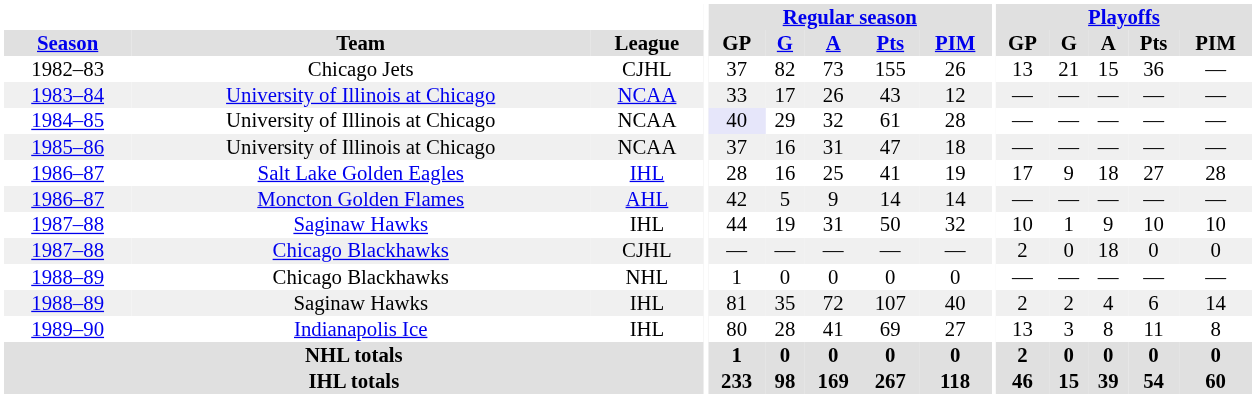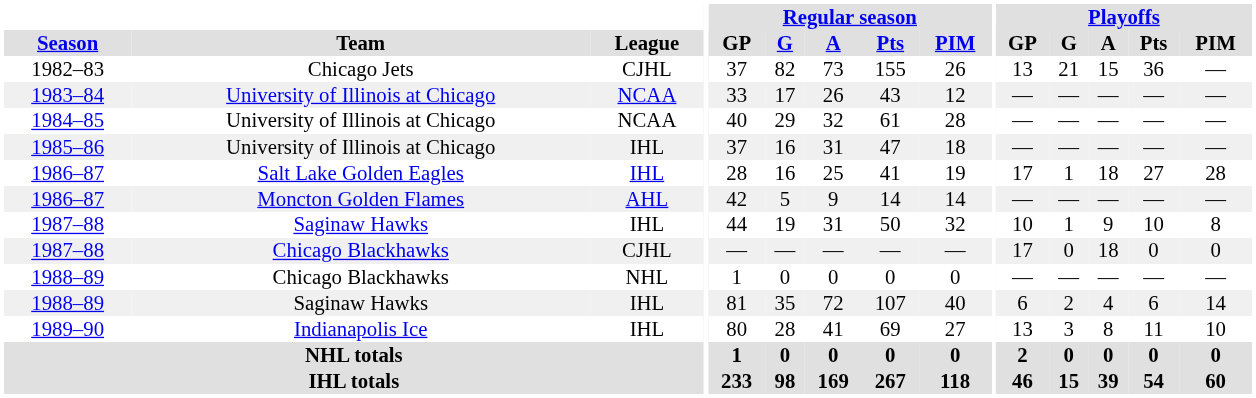(737, 120) lavender background -> (737, 120) no background
(647, 146) NCAA -> (647, 146) IHL
(1069, 172) 9 -> (1069, 172) 1
(1216, 224) 10 -> (1216, 224) 8
(1022, 250) 2 -> (1022, 250) 17
(1022, 302) 2 -> (1022, 302) 6
(1216, 328) 8 -> (1216, 328) 10
